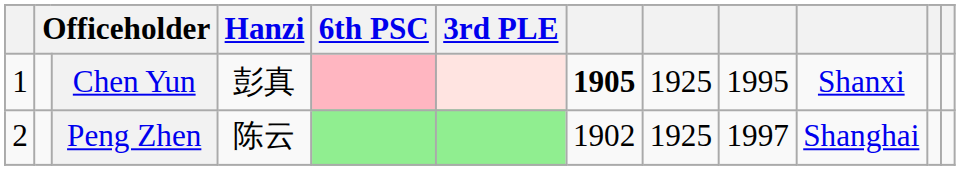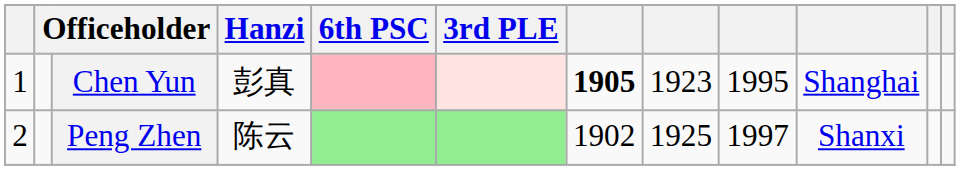(681, 81) 1925 -> (681, 81) 1923
(861, 81) Shanxi -> (861, 81) Shanghai
(861, 136) Shanghai -> (861, 136) Shanxi
